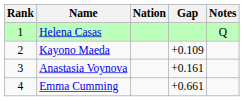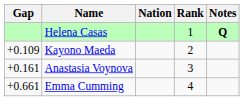columns swapped: (20, 13) <-> (188, 13)
(223, 31) normal -> (223, 31) bold
